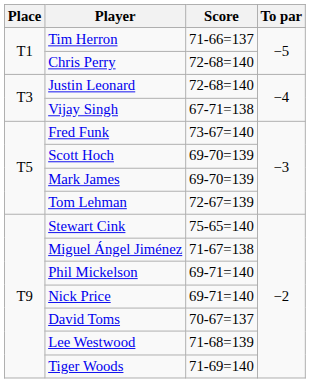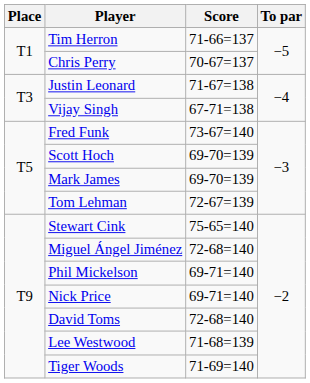(221, 62) 72-68=140 -> (221, 62) 70-67=137
(221, 86) 72-68=140 -> (221, 86) 71-67=138
(221, 249) 71-67=138 -> (221, 249) 72-68=140
(221, 319) 70-67=137 -> (221, 319) 72-68=140
